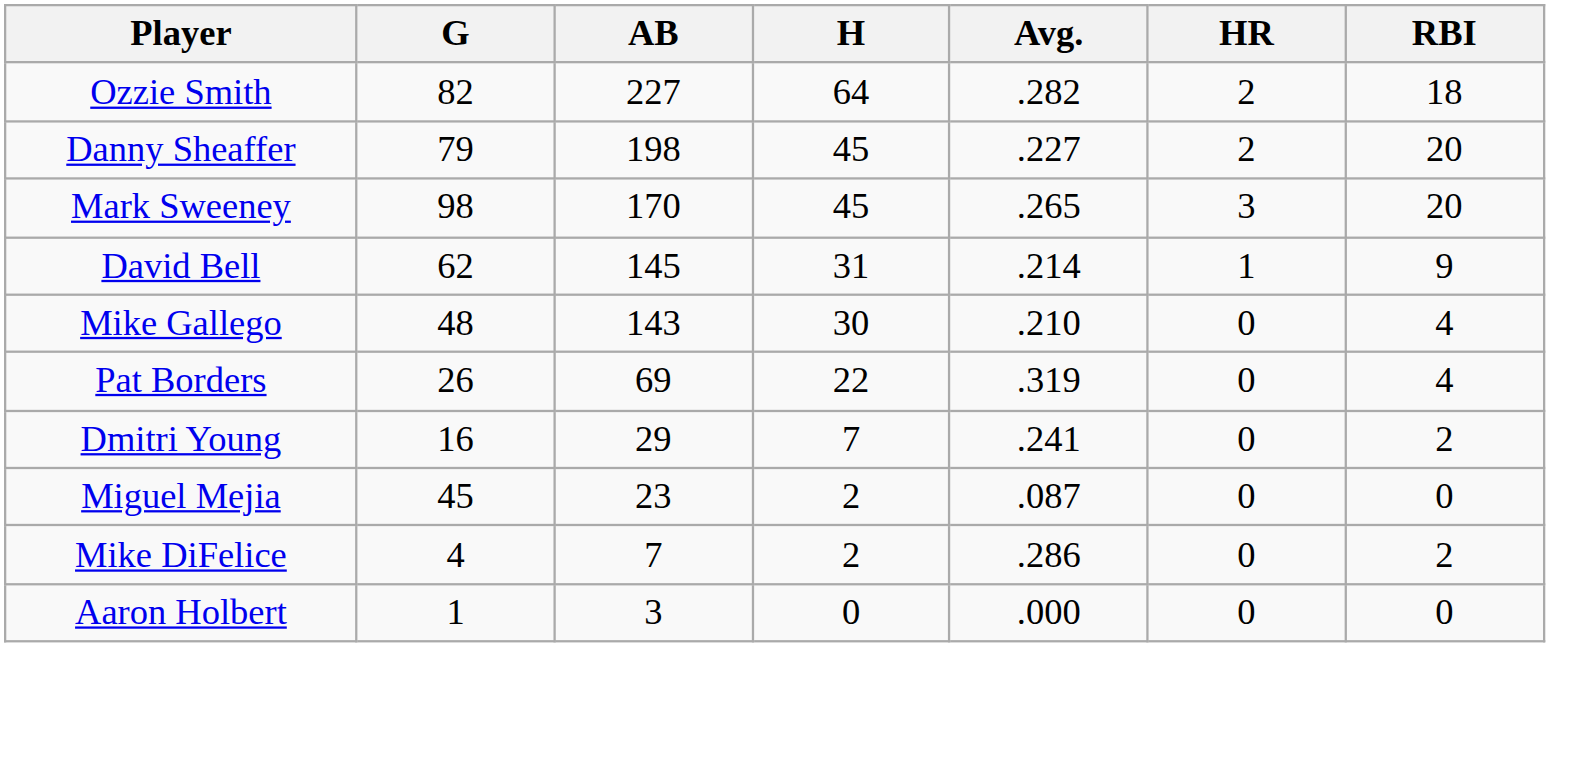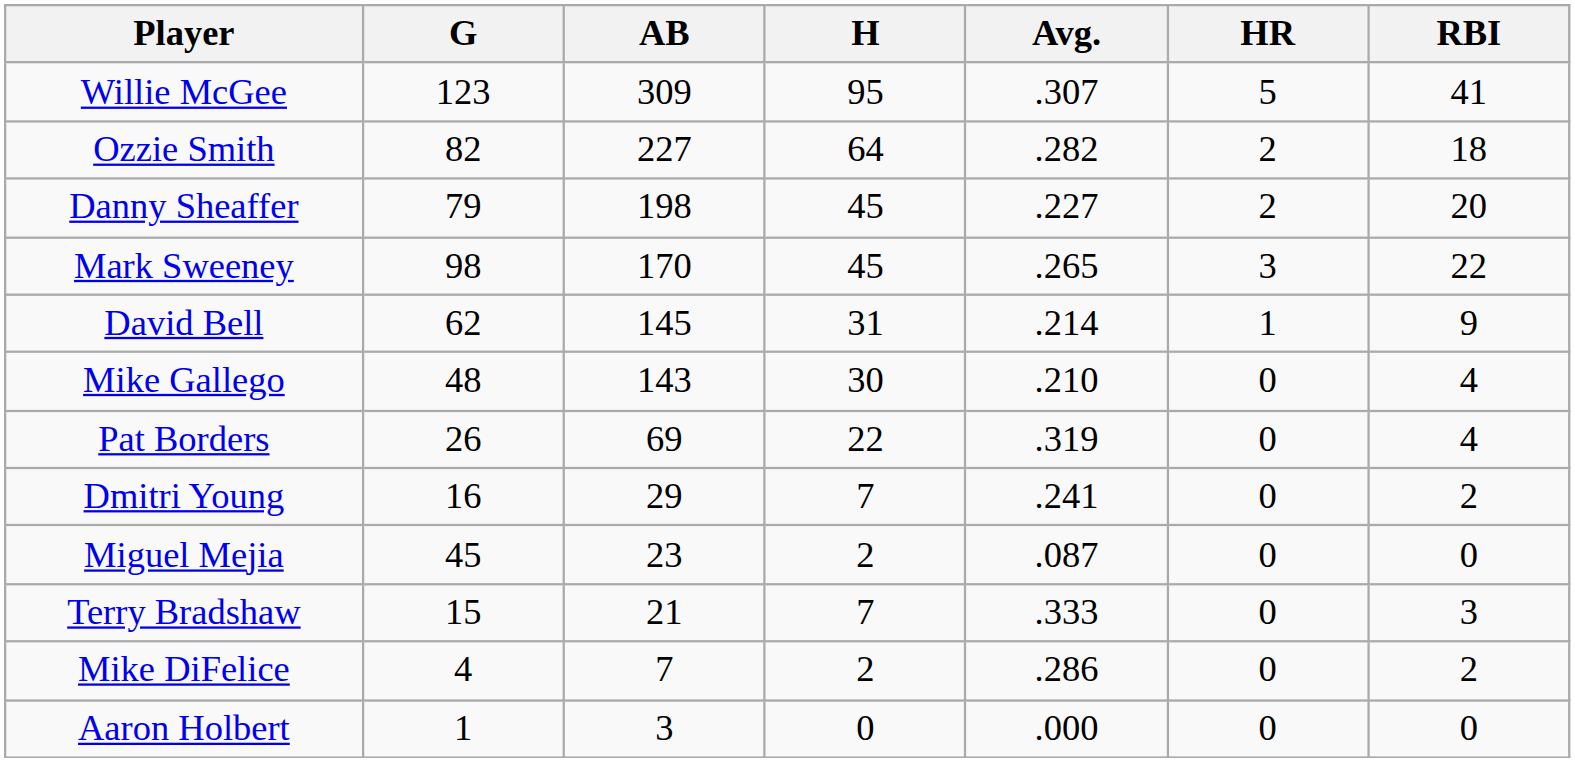+ row: (184, 91)
(1444, 206) 20 -> (1469, 264) 22
+ row: (184, 611)
